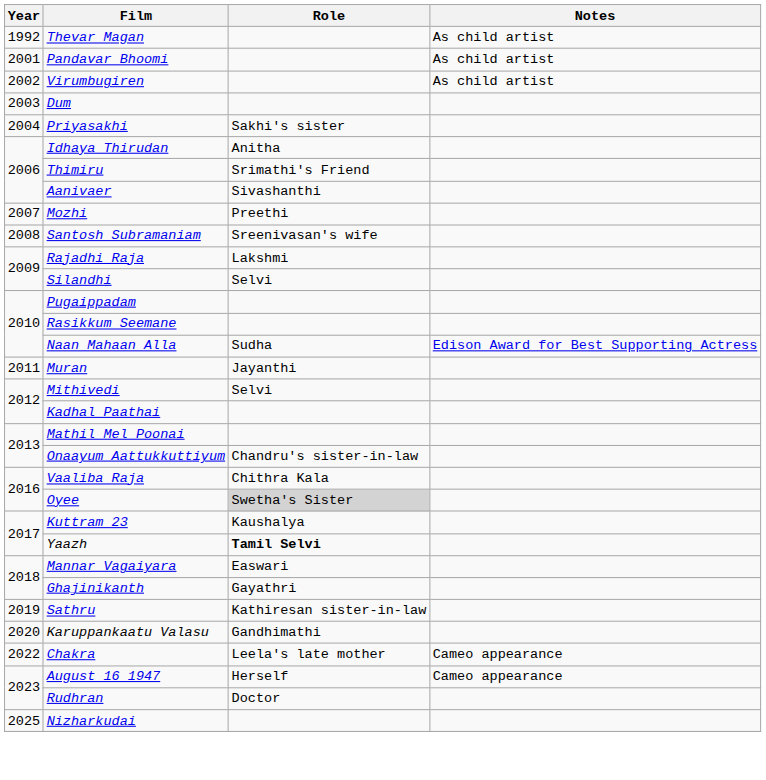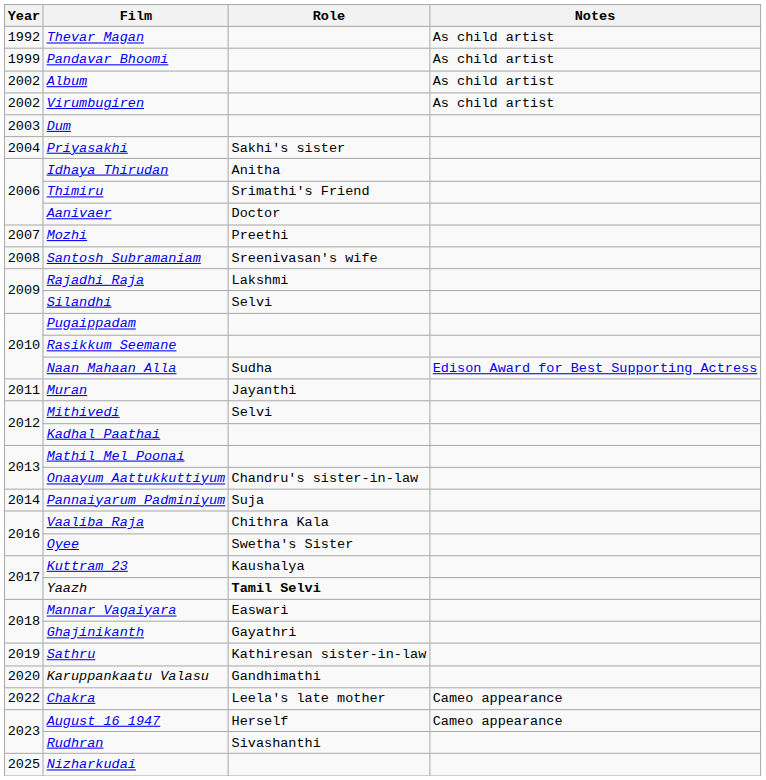(24, 60) 2001 -> (24, 60) 1999
+ row: (67, 82)
(276, 192) Sivashanthi -> (256, 214) Doctor
+ row: (136, 500)
(292, 500) lightgrey background -> (292, 544) no background
(256, 699) Doctor -> (276, 743) Sivashanthi
